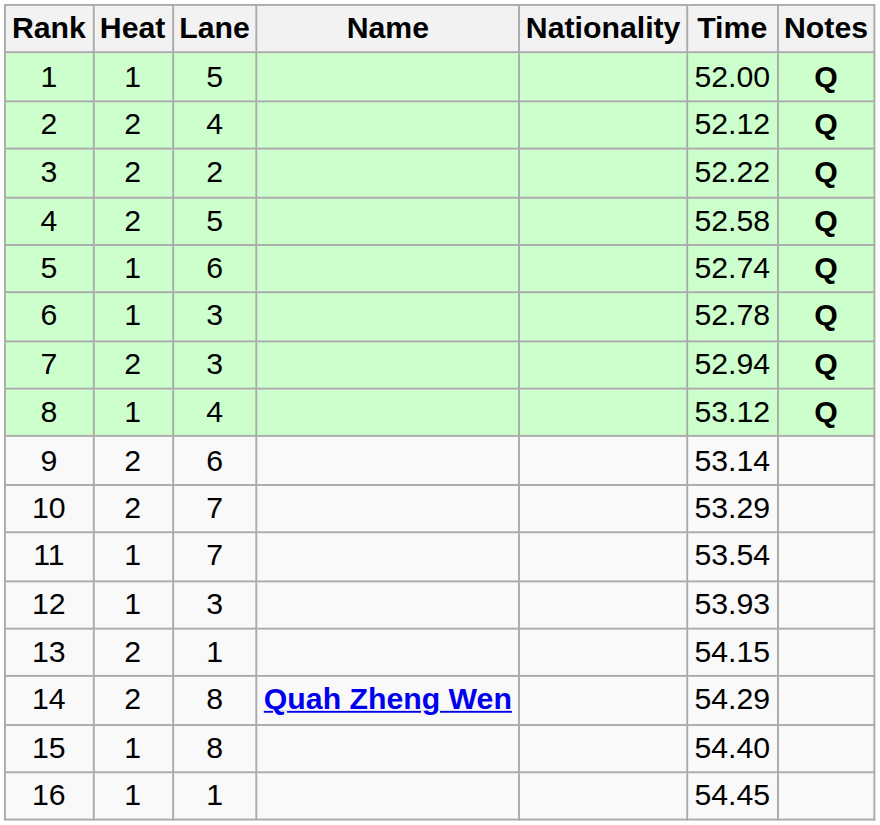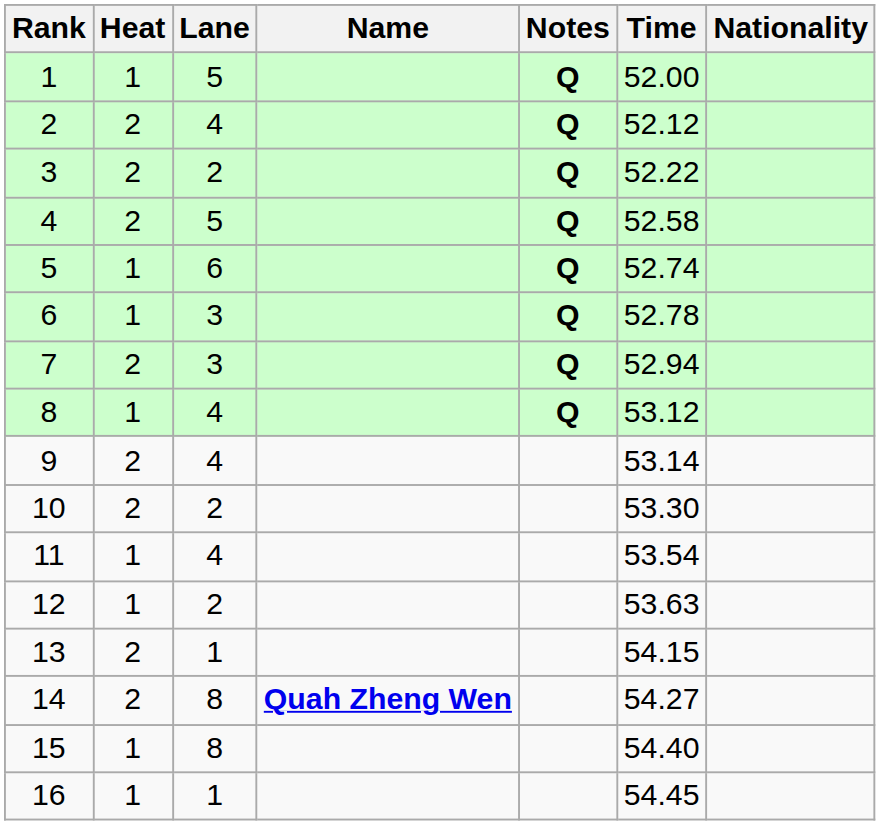columns swapped: (603, 28) <-> (826, 28)
(215, 460) 6 -> (215, 460) 4
(215, 508) 7 -> (215, 508) 2
(732, 508) 53.29 -> (662, 508) 53.30
(215, 556) 7 -> (215, 556) 4
(215, 603) 3 -> (215, 603) 2
(732, 603) 53.93 -> (662, 603) 53.63
(732, 699) 54.29 -> (662, 699) 54.27
